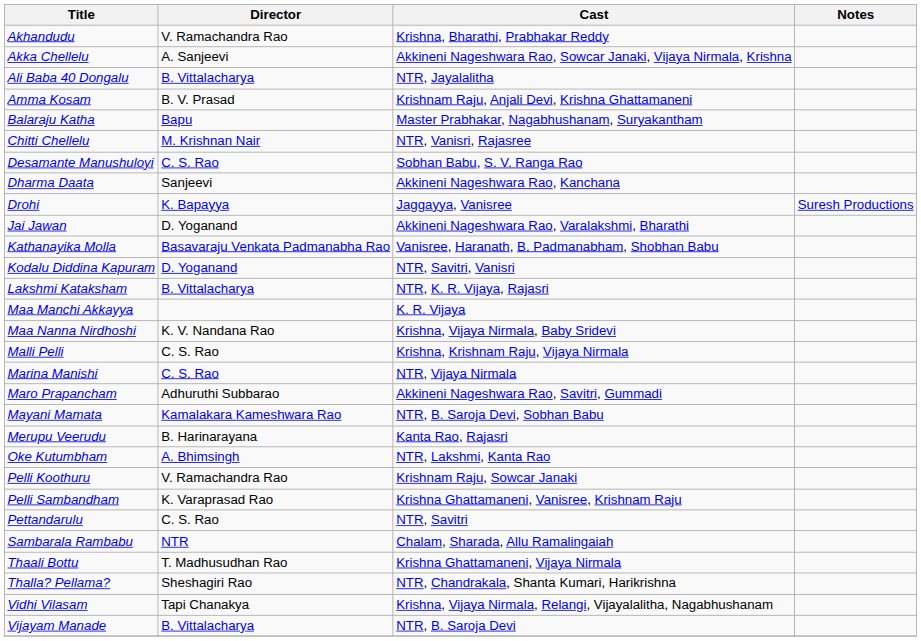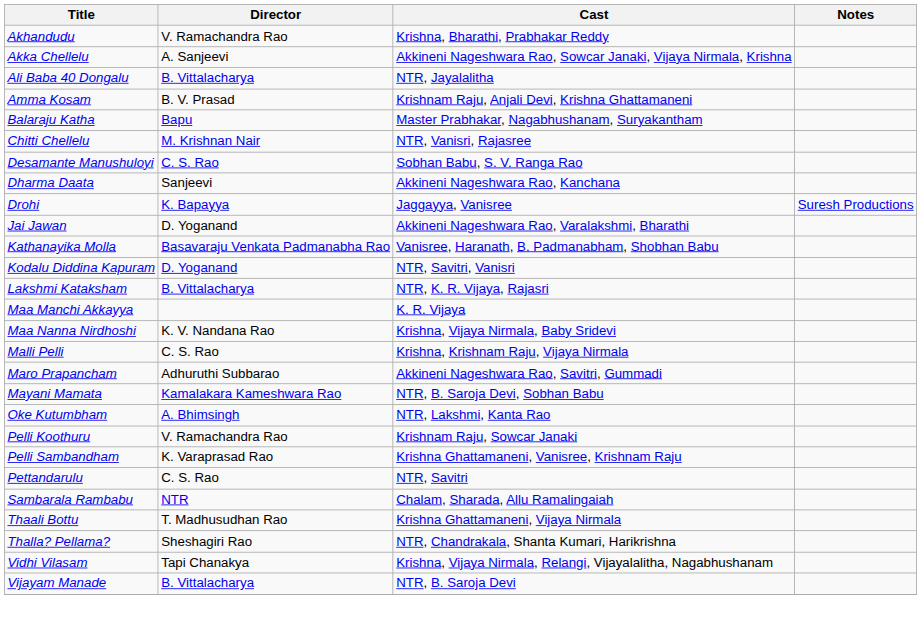- row: (52, 373)
- row: (57, 436)
